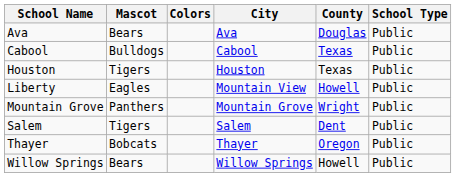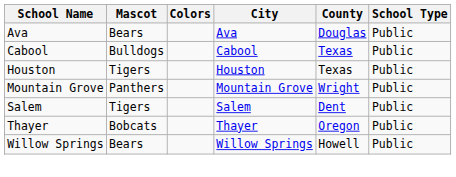- row: (31, 88)
